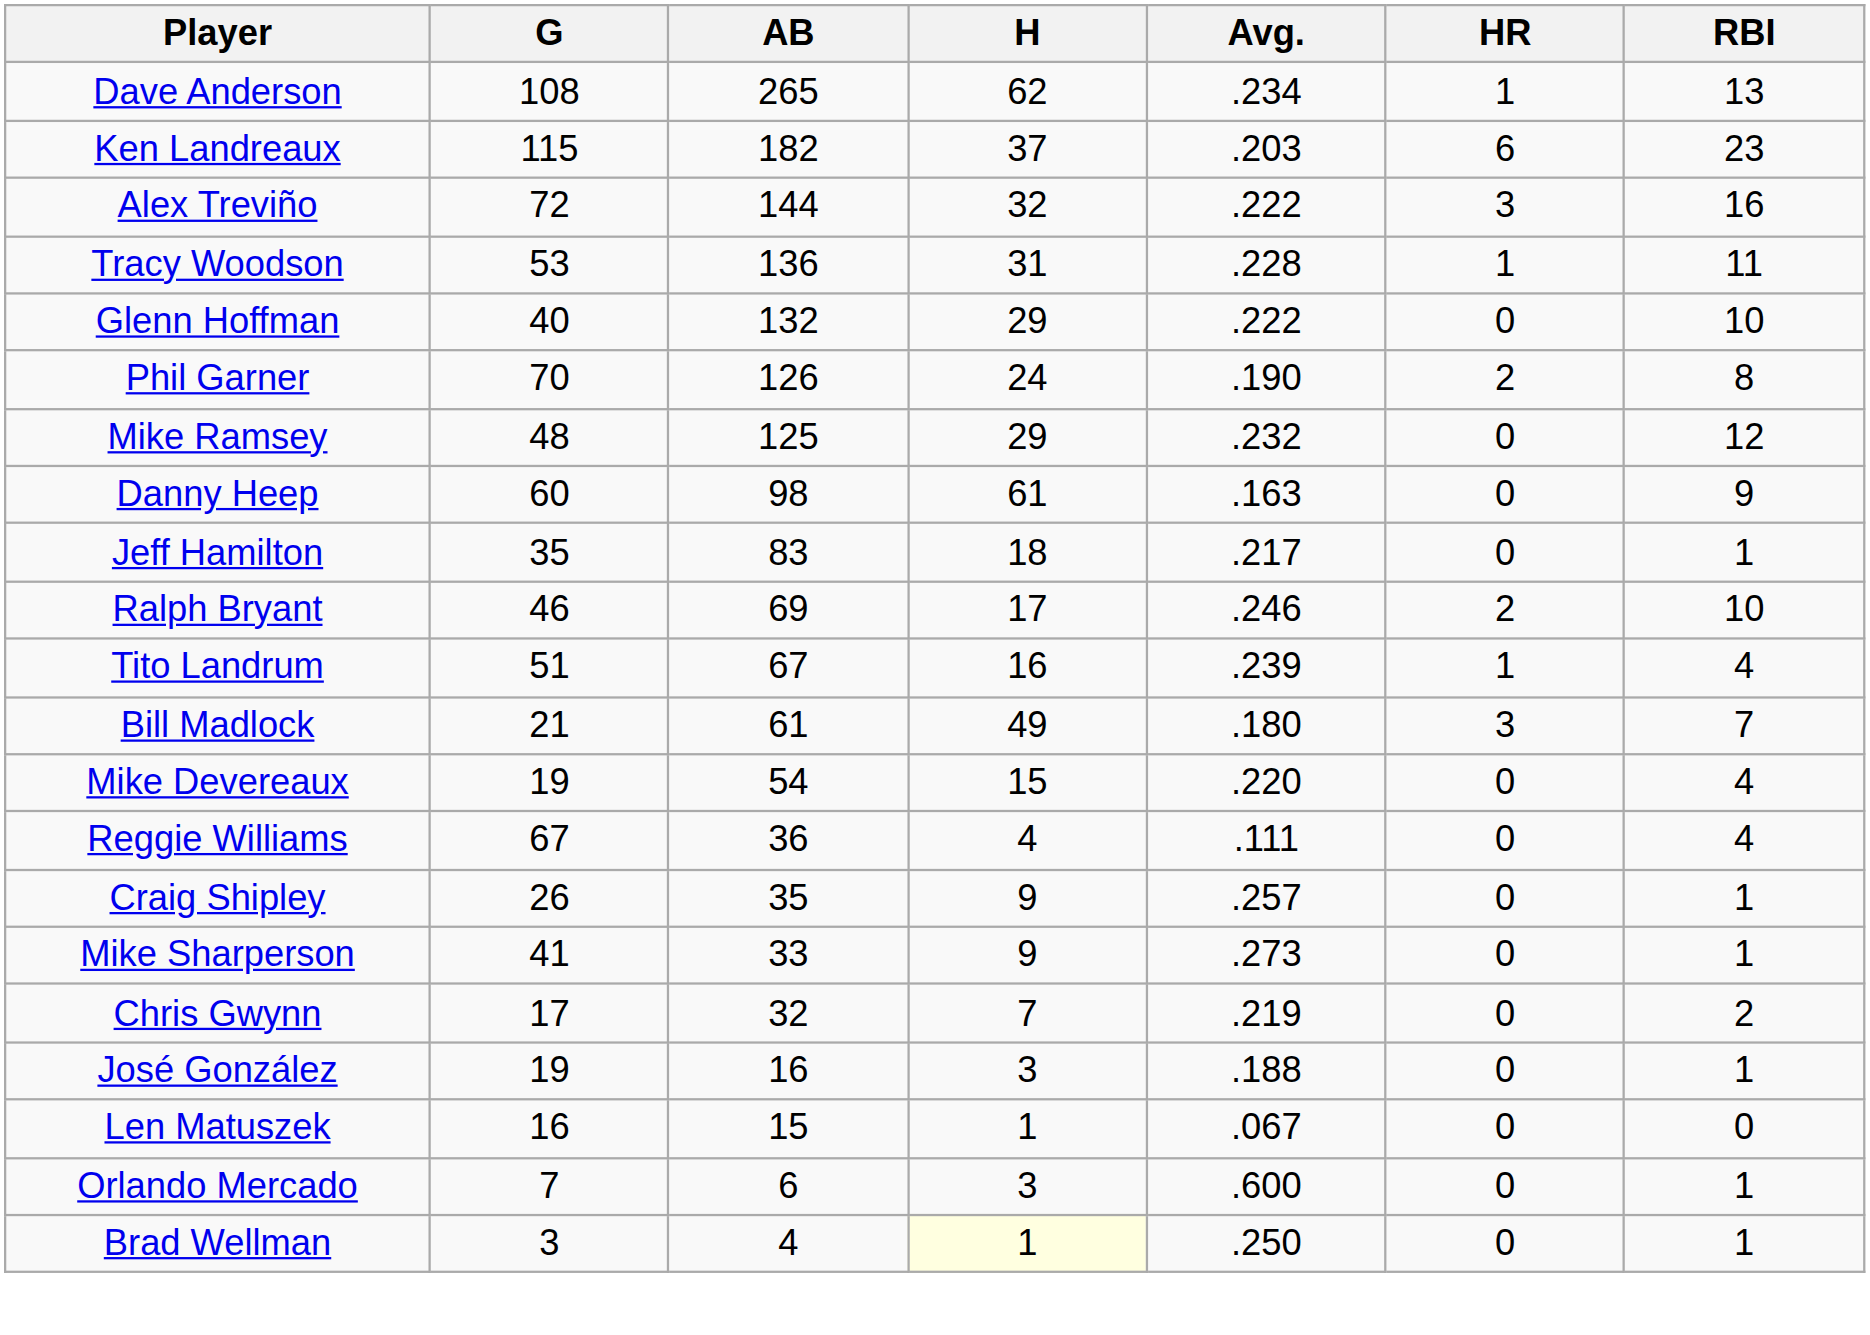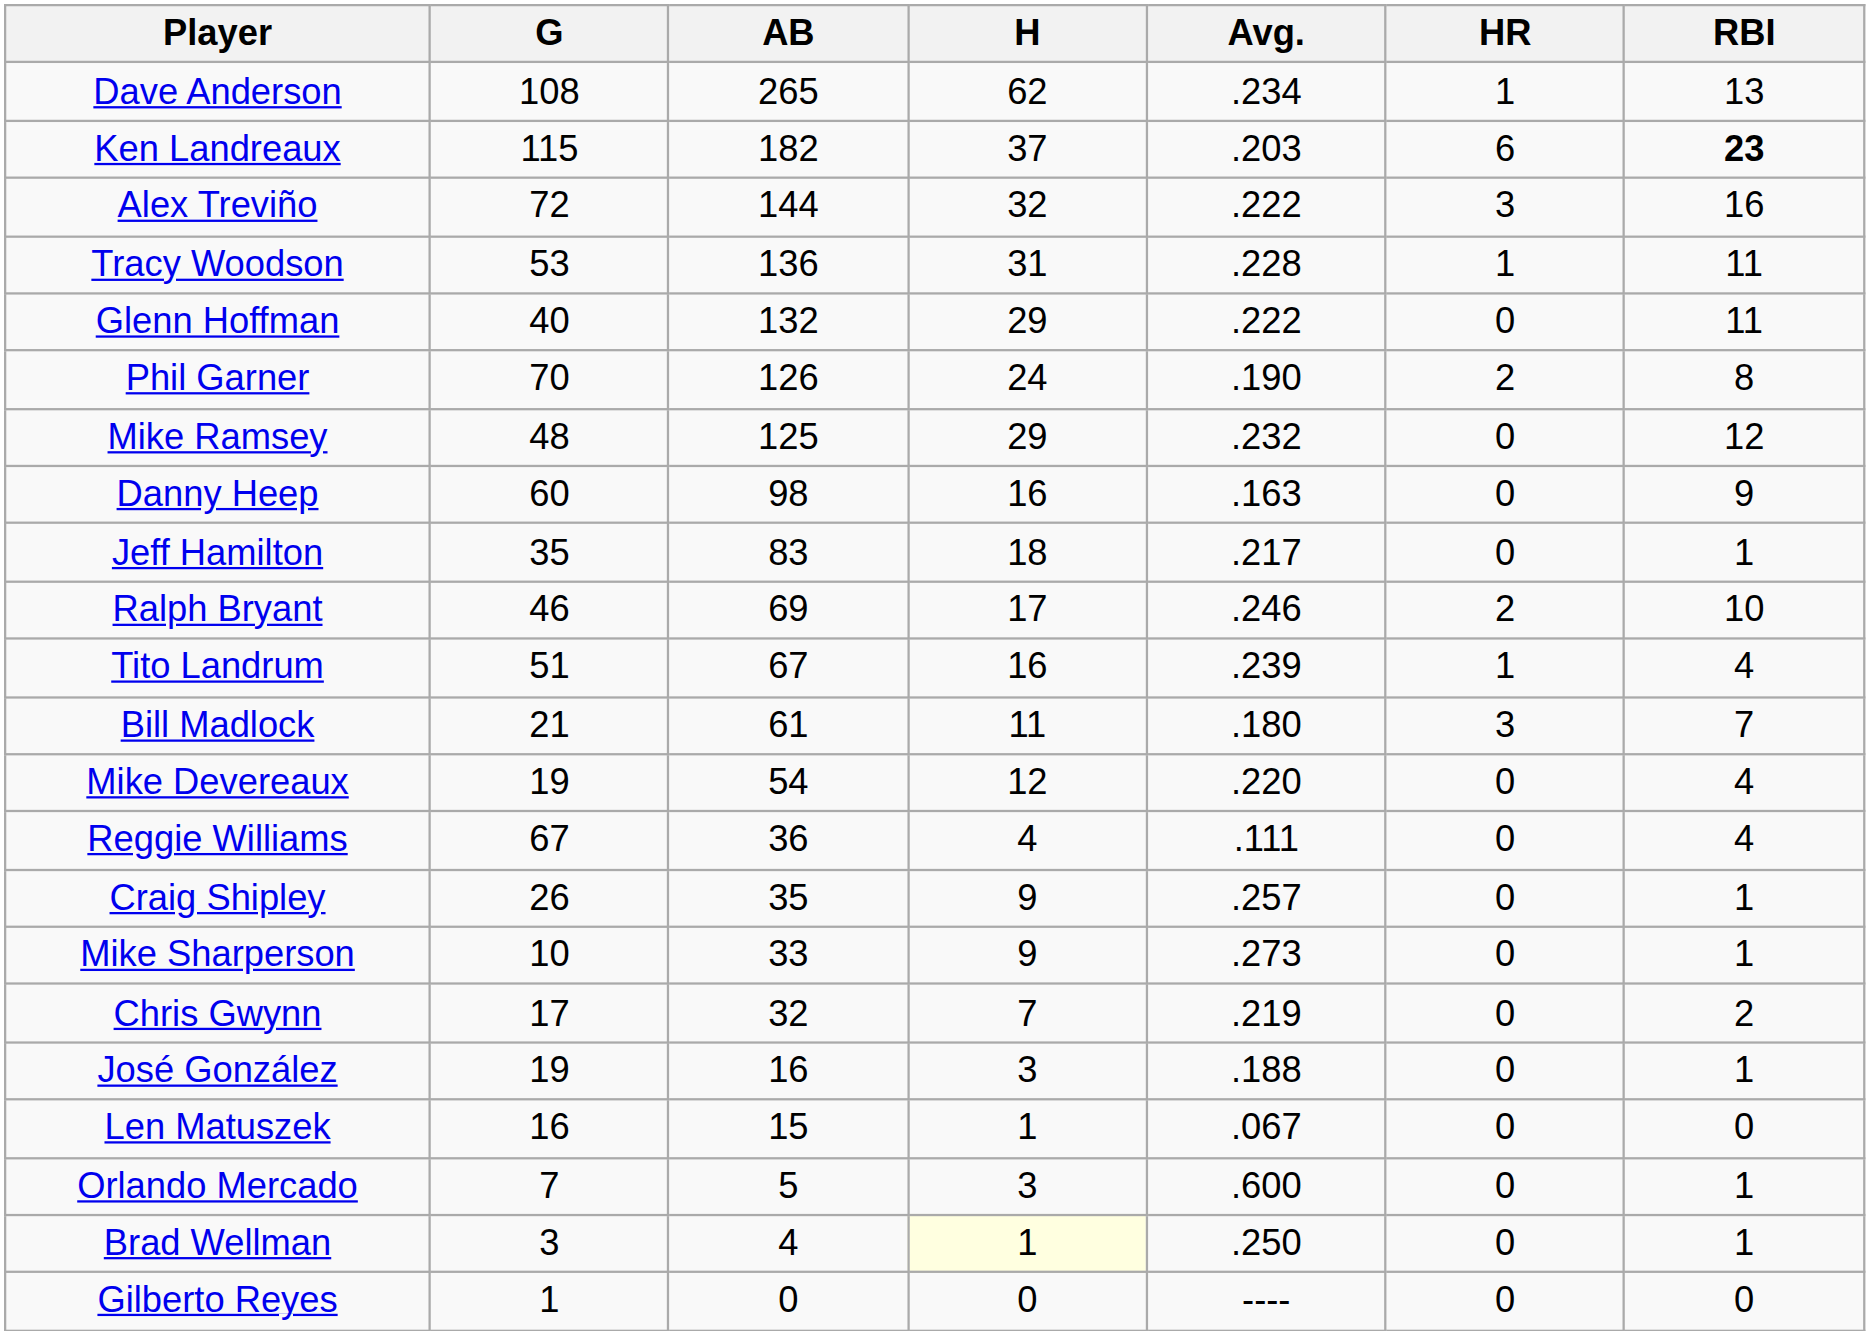(1744, 148) normal -> (1744, 148) bold
(1744, 321) 10 -> (1744, 321) 11
(1027, 494) 61 -> (1027, 494) 16
(1027, 724) 49 -> (1027, 724) 11
(1027, 782) 15 -> (1027, 782) 12
(549, 954) 41 -> (549, 954) 10
(788, 1185) 6 -> (788, 1185) 5
+ row: (218, 1300)
